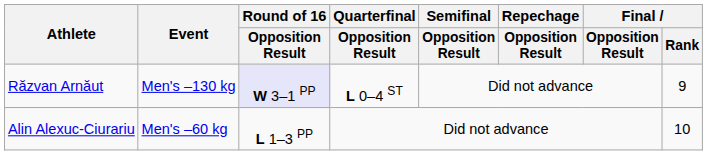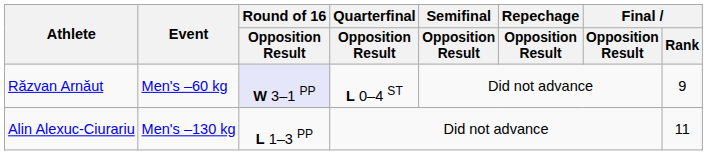(189, 86) Men's –130 kg -> (185, 86) Men's –60 kg
(185, 129) Men's –60 kg -> (189, 129) Men's –130 kg
(682, 129) 10 -> (682, 129) 11
